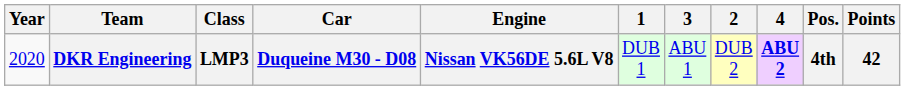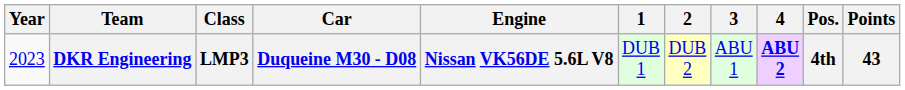columns swapped: (734, 18) <-> (687, 18)
(27, 59) 2020 -> (27, 59) 2023
(871, 59) 42 -> (871, 59) 43
